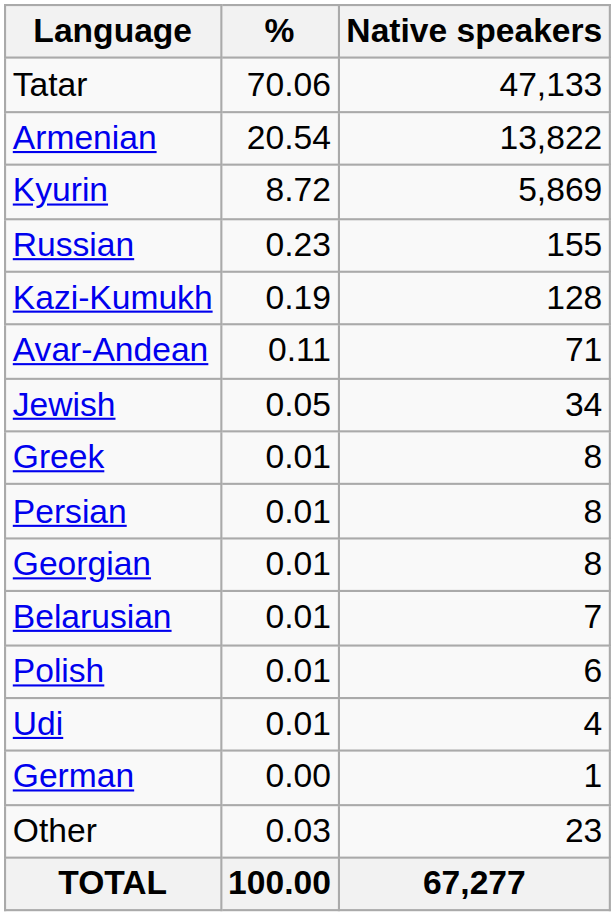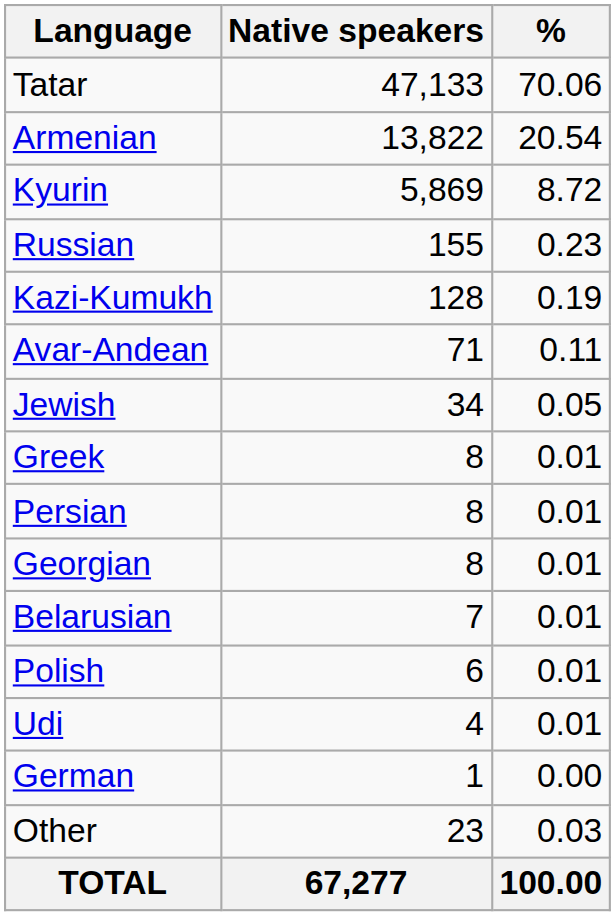columns swapped: (474, 31) <-> (279, 31)
